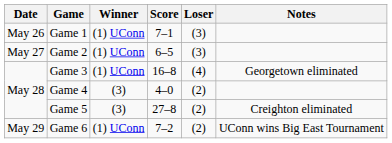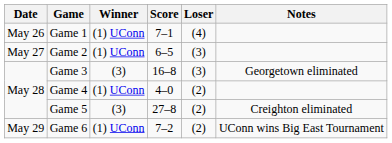(199, 33) (3) -> (199, 33) (4)
(119, 71) (1) UConn -> (119, 71) (3)
(199, 71) (4) -> (199, 71) (3)
(119, 90) (3) -> (119, 90) (1) UConn
